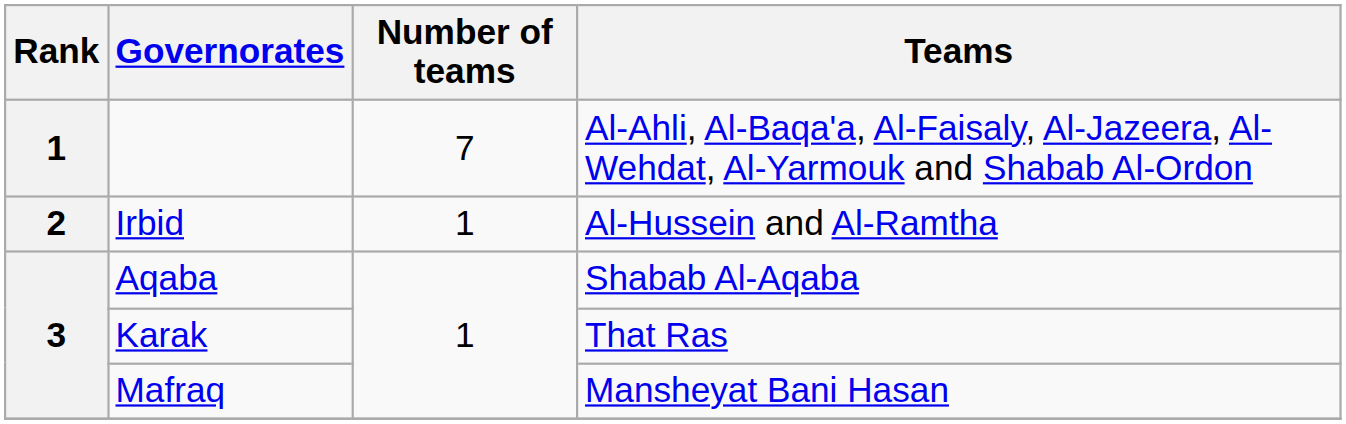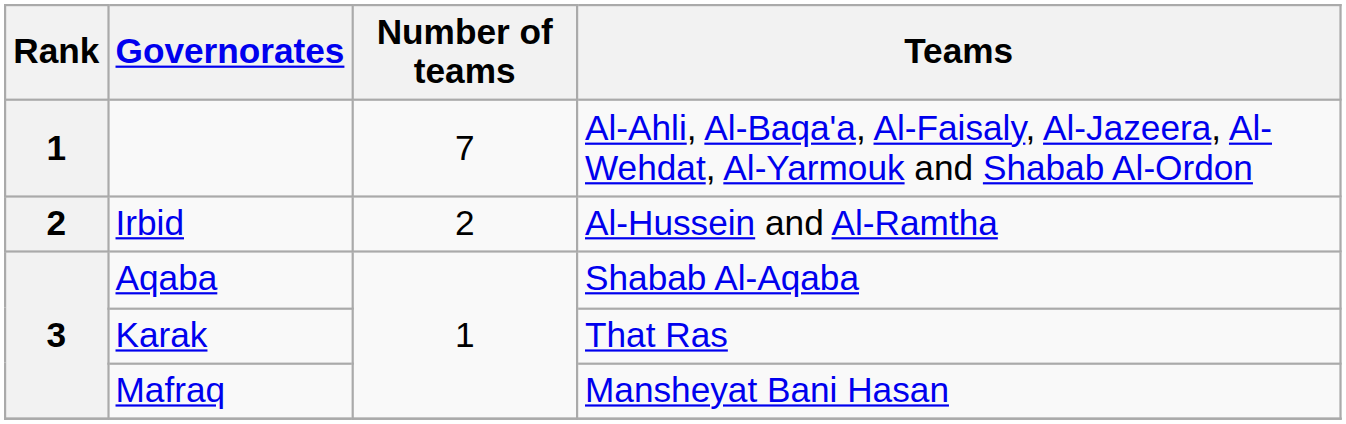(465, 223) 1 -> (465, 223) 2
